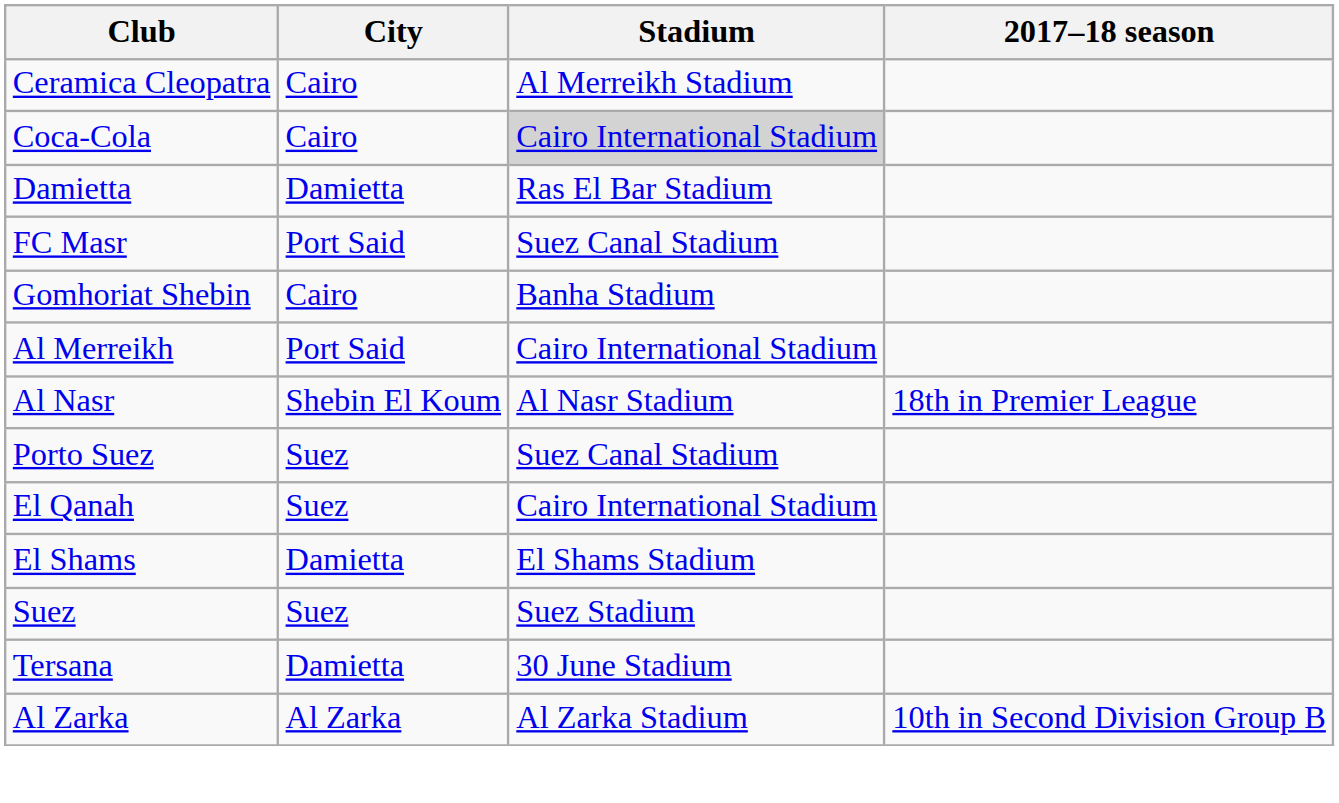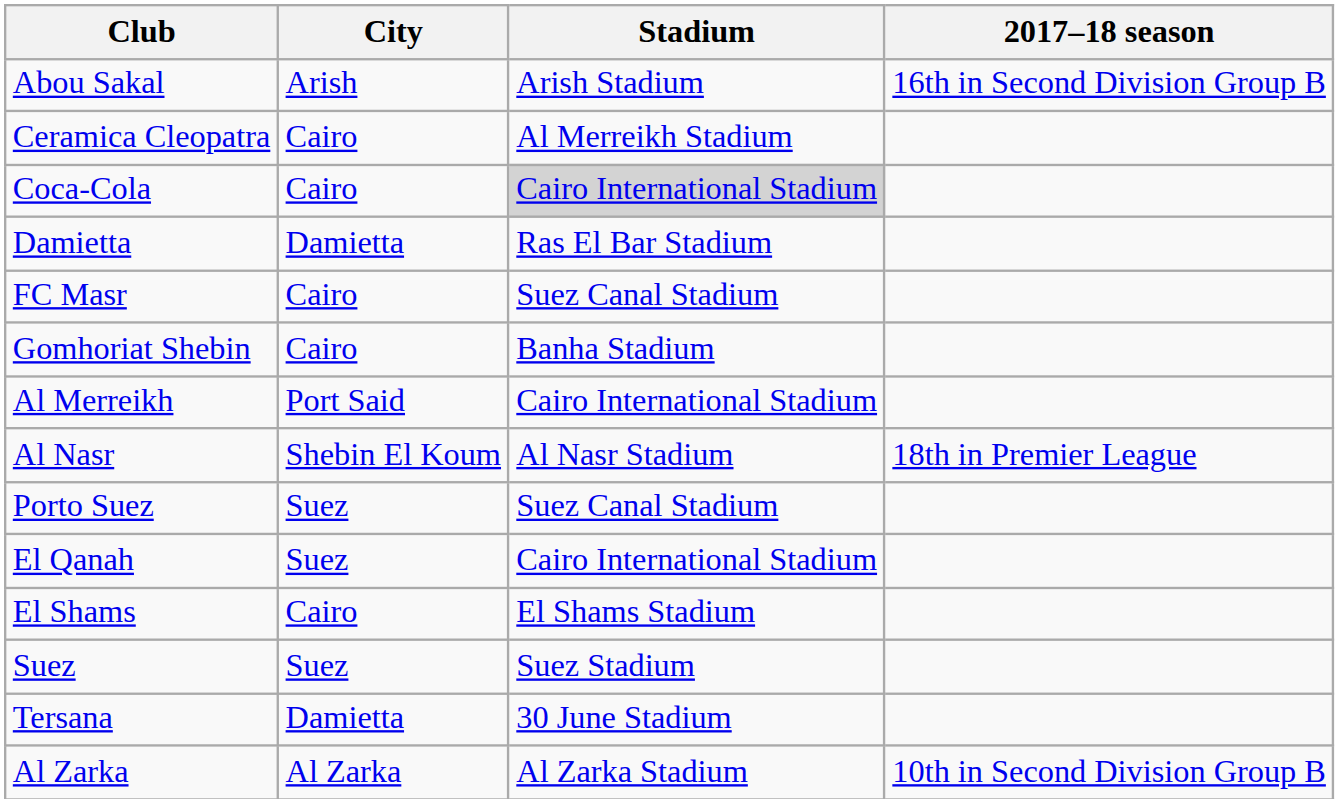+ row: (89, 83)
(345, 242) Port Said -> (322, 295) Cairo
(345, 559) Damietta -> (322, 612) Cairo
